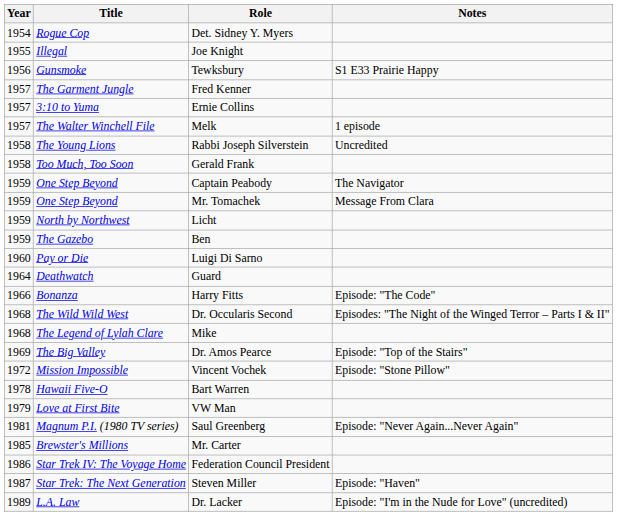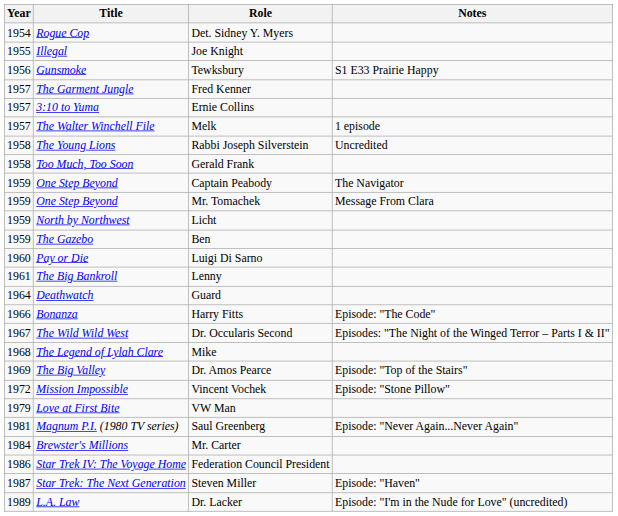+ row: (207, 276)
(19, 314) 1968 -> (19, 333) 1967
- row: (220, 389)
(19, 445) 1985 -> (19, 445) 1984
